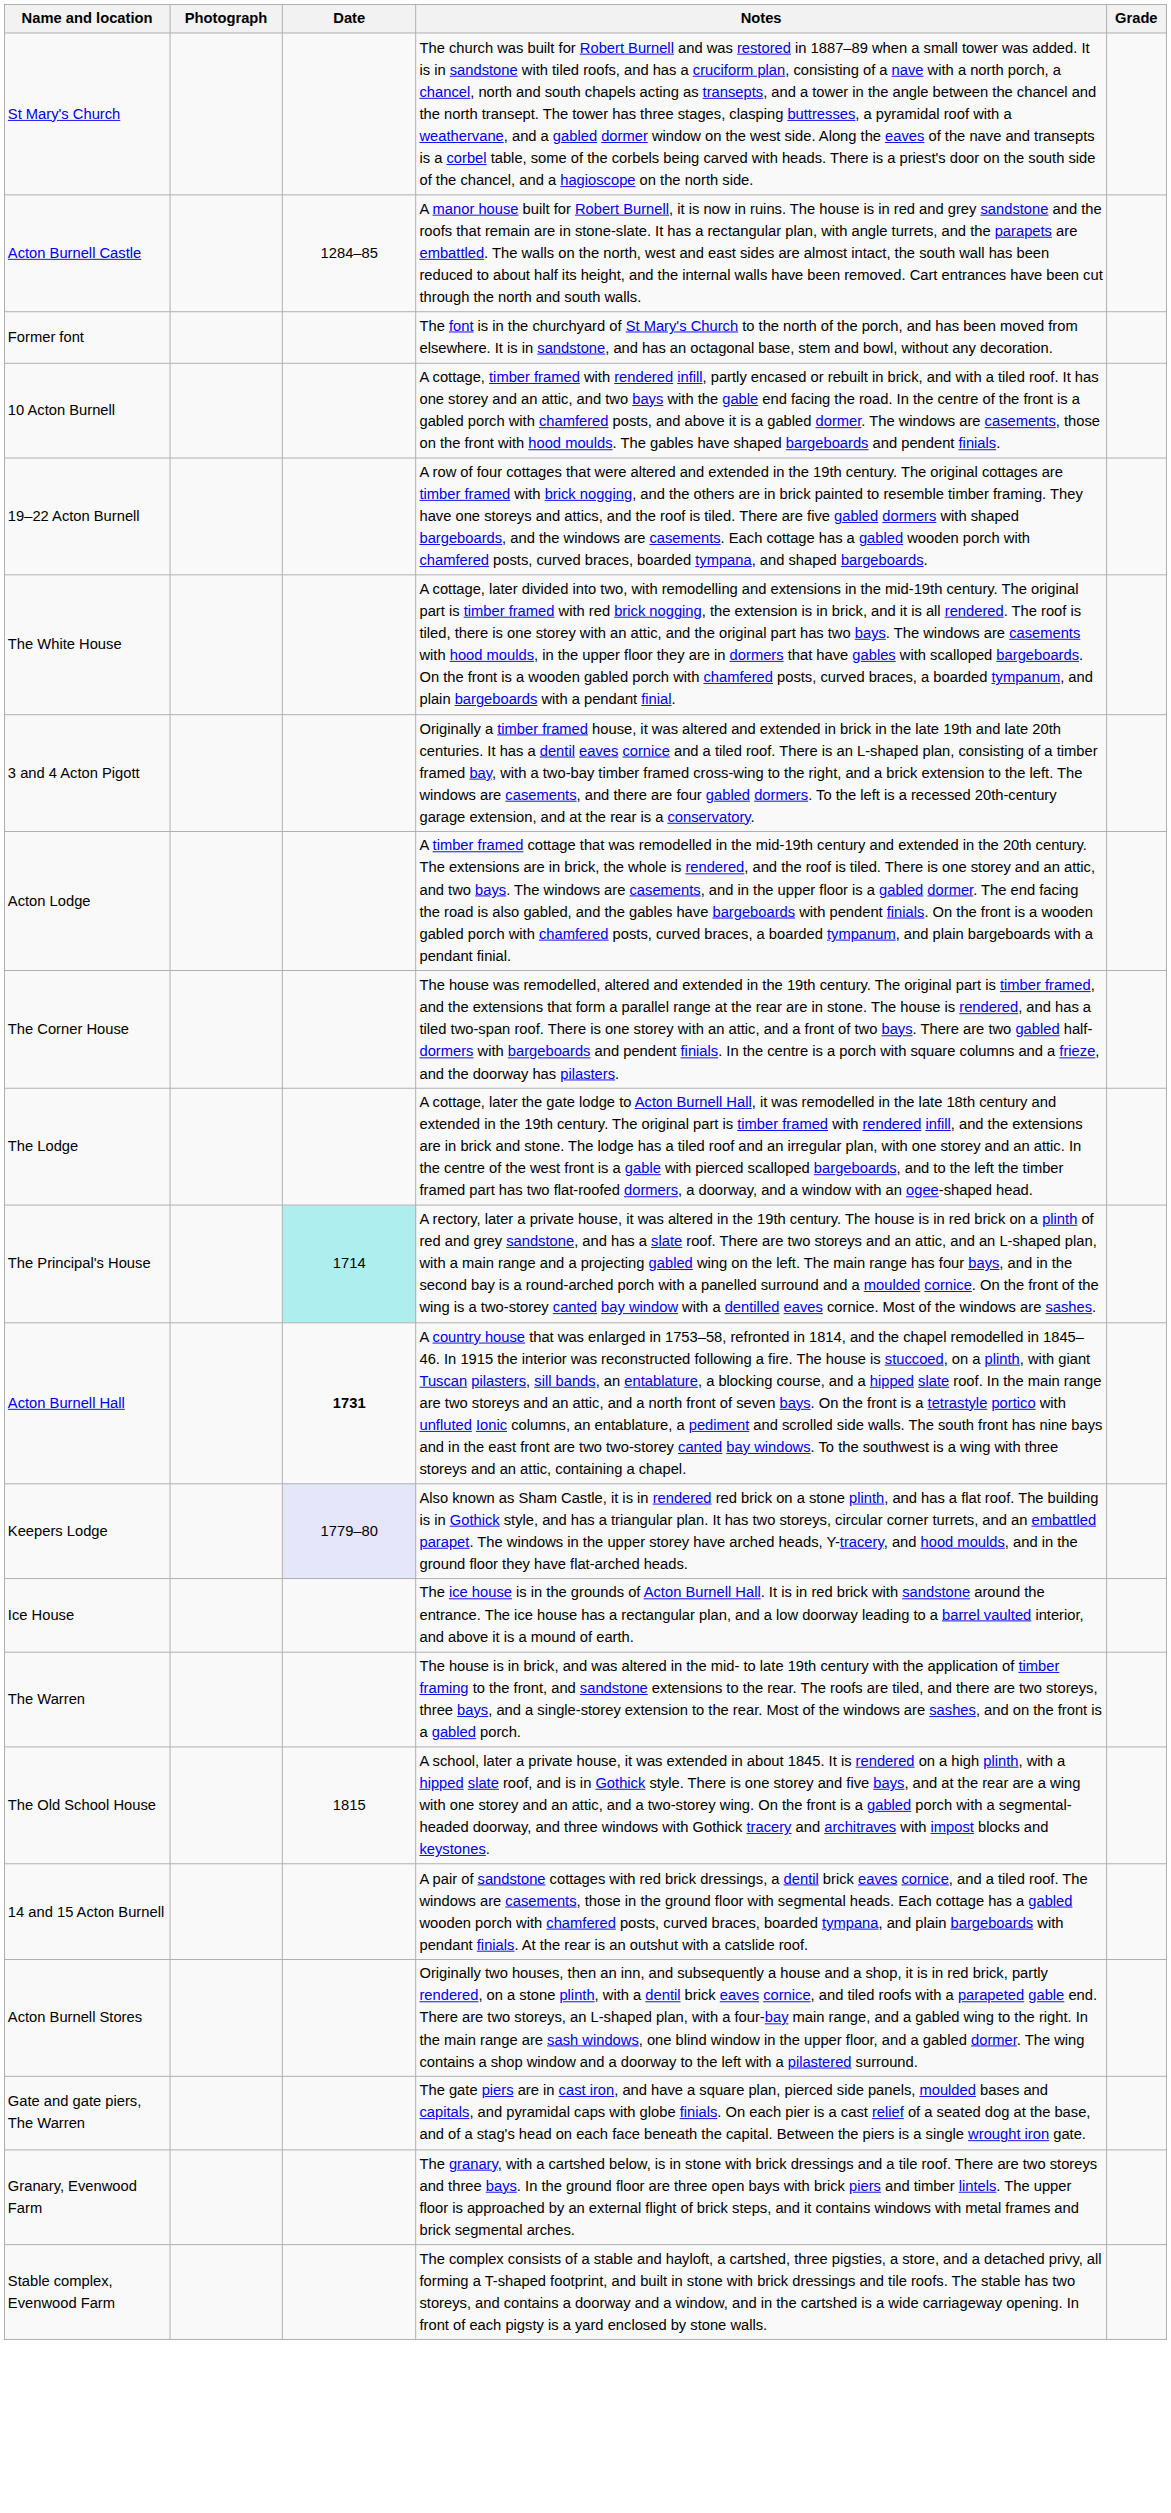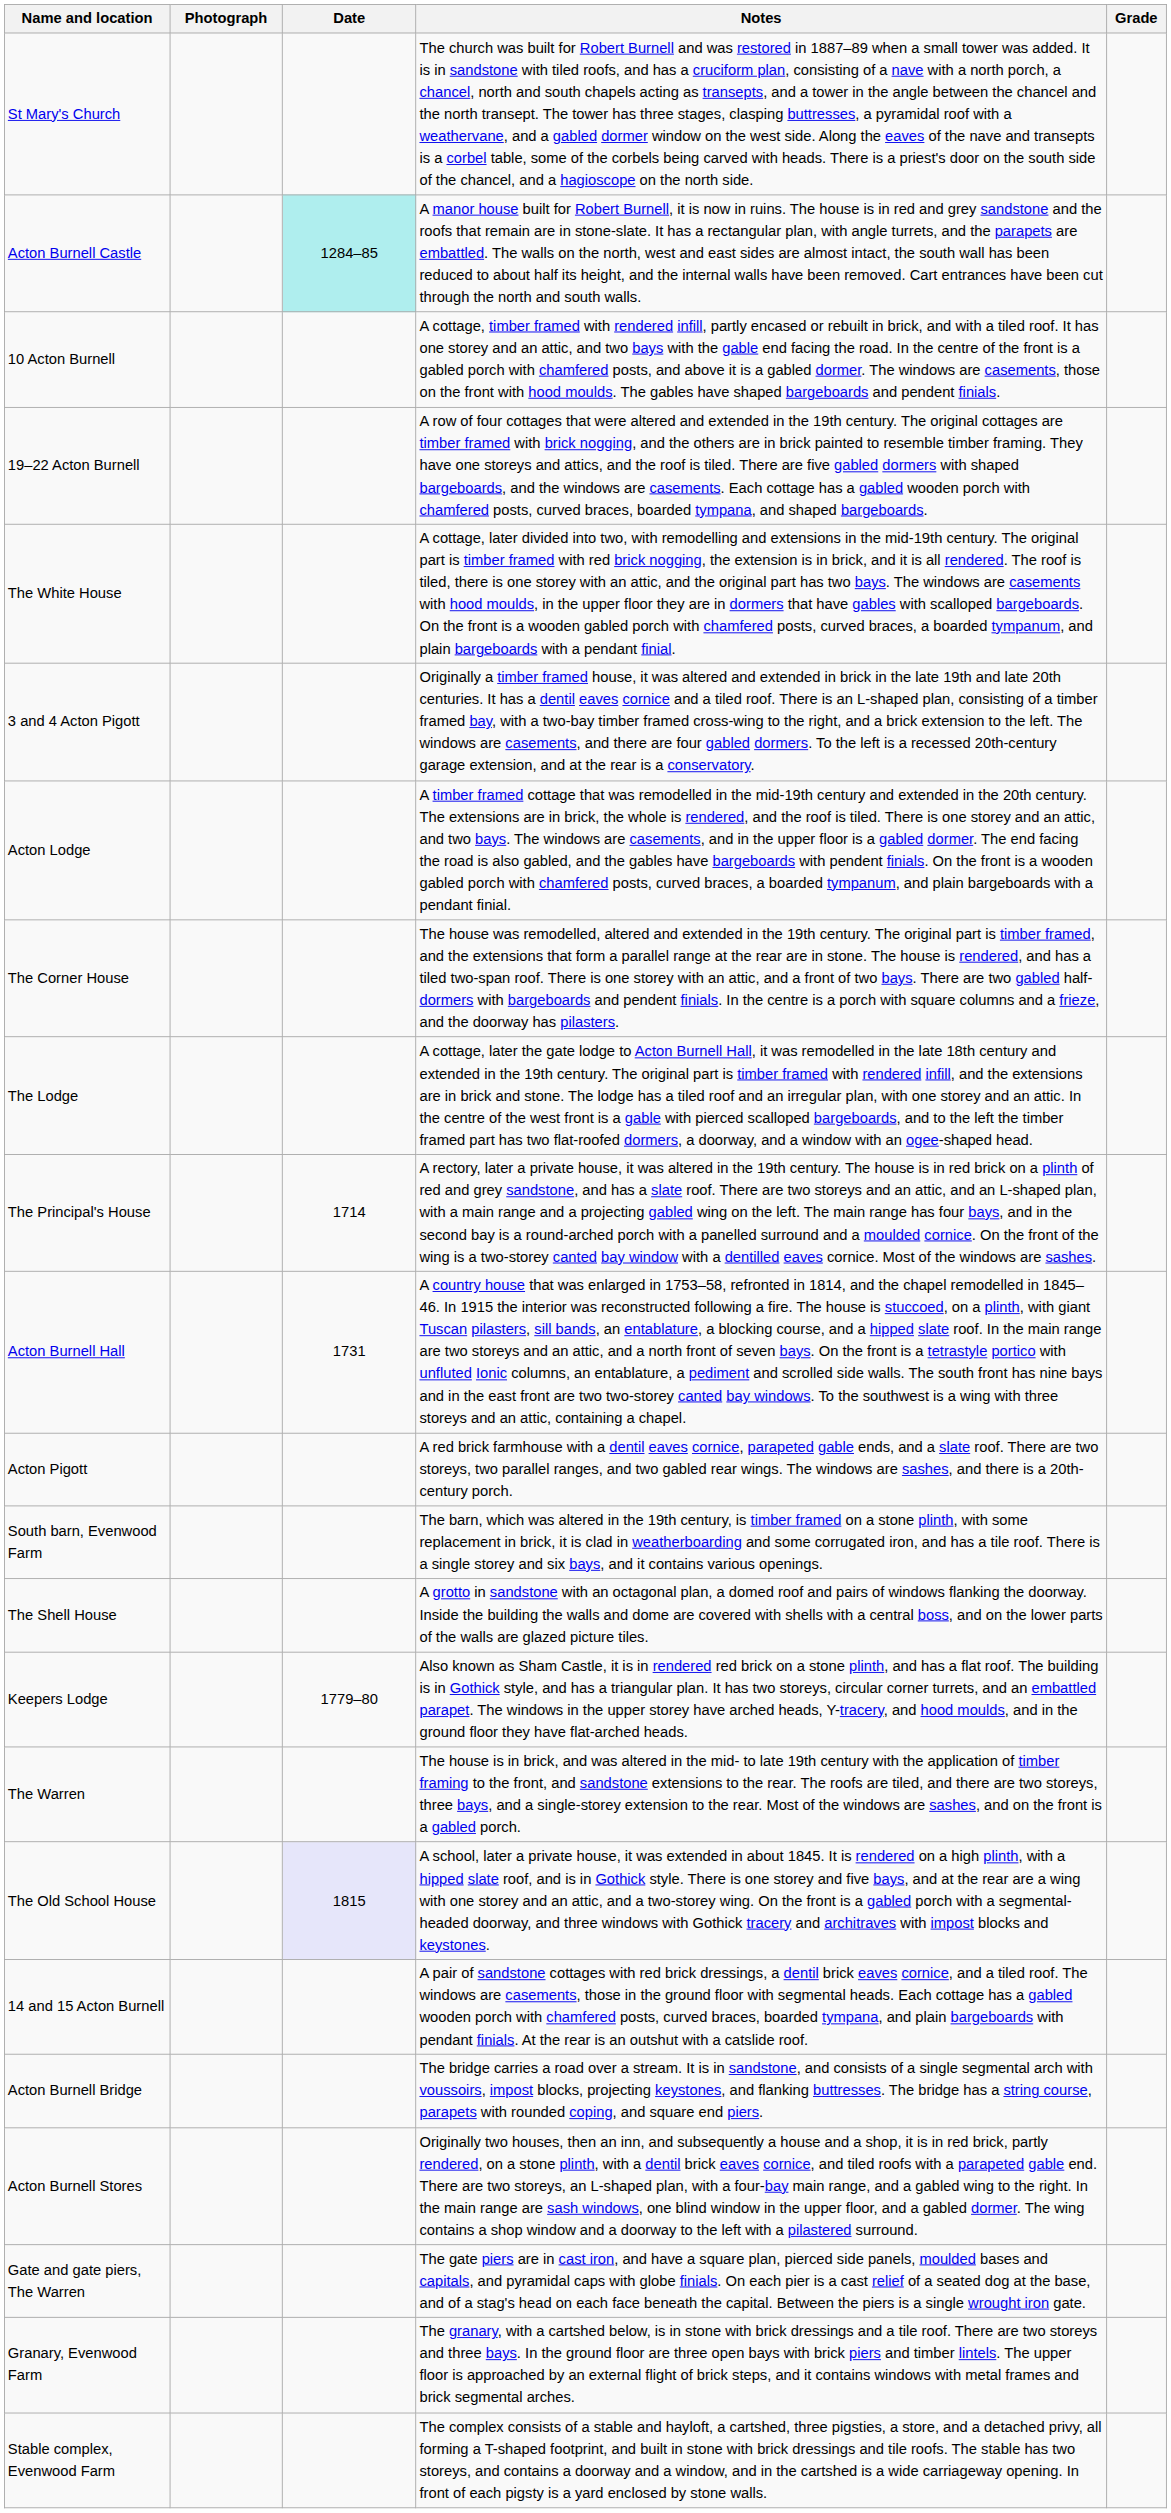(349, 253) no background -> (349, 253) paleturquoise background
- row: (46, 337)
(349, 1263) paleturquoise background -> (349, 1212) no background
(349, 1403) bold -> (349, 1352) normal
+ row: (48, 1469)
+ row: (82, 1542)
+ row: (62, 1615)
(349, 1531) lavender background -> (349, 1699) no background
- row: (41, 1615)
(349, 1805) no background -> (349, 1900) lavender background
+ row: (75, 2090)
